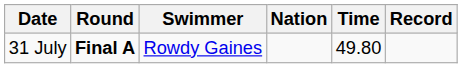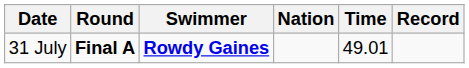(203, 47) normal -> (206, 47) bold
(359, 47) 49.80 -> (366, 47) 49.01
